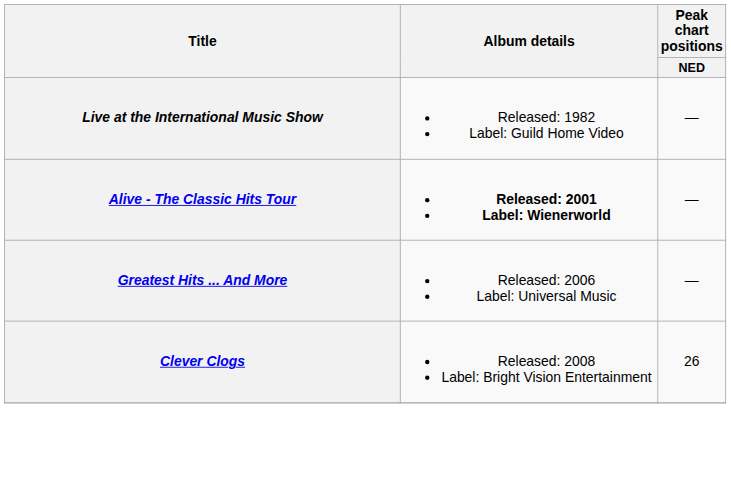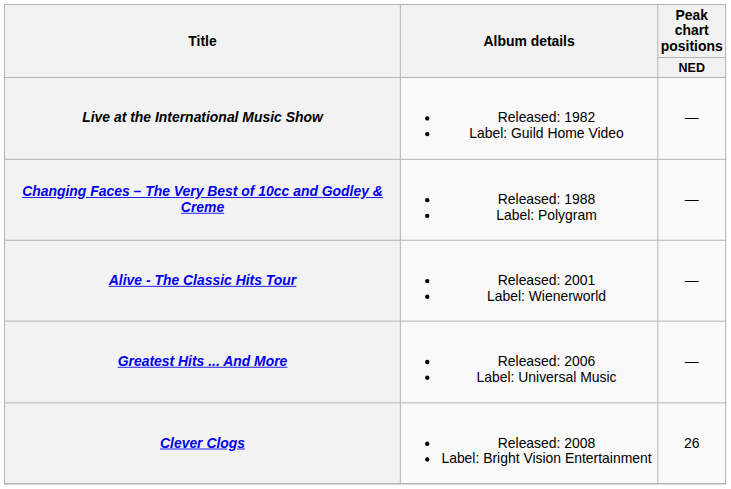+ row: (203, 199)
(529, 207) bold -> (529, 289) normal
